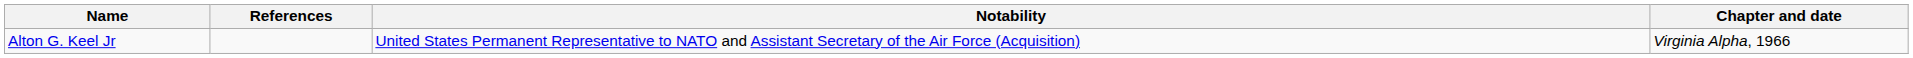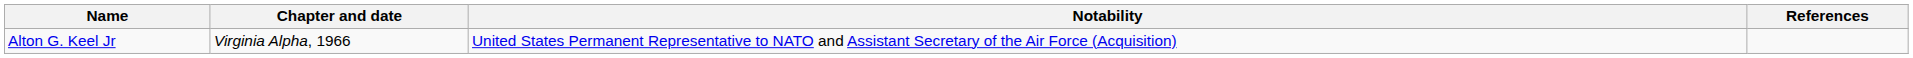columns swapped: (1779, 16) <-> (291, 16)
